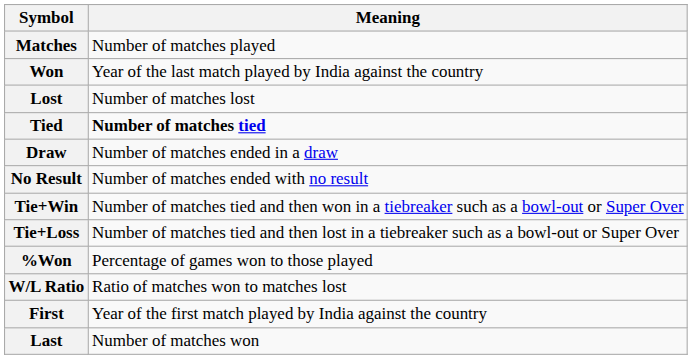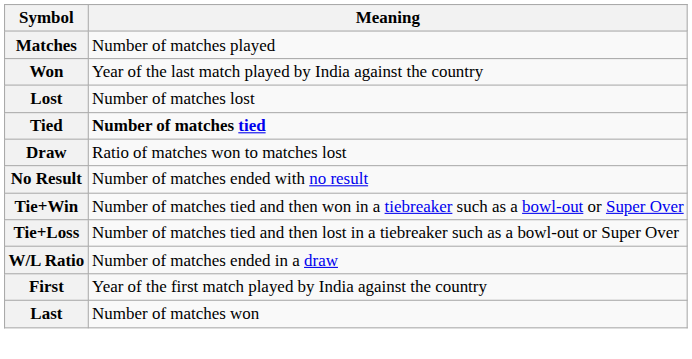(215, 152) Number of matches ended in a draw -> (219, 152) Ratio of matches won to matches lost
- row: (46, 260)
(219, 286) Ratio of matches won to matches lost -> (215, 260) Number of matches ended in a draw
